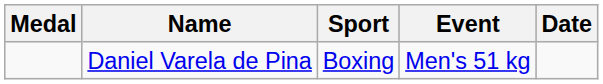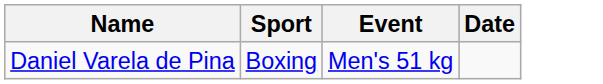- column: (43, 23)
